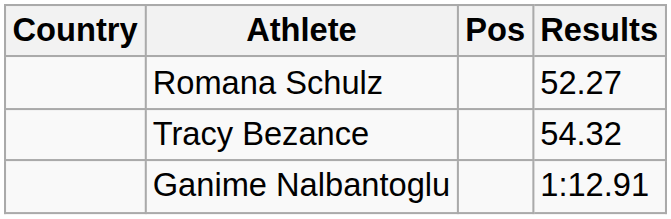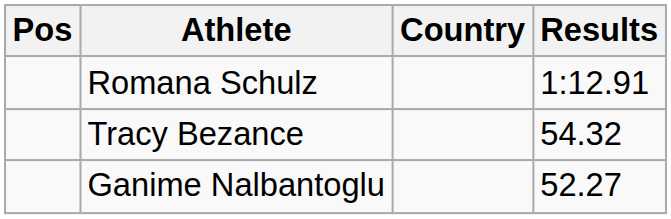columns swapped: (495, 30) <-> (75, 30)
(581, 82) 52.27 -> (595, 82) 1:12.91
(595, 185) 1:12.91 -> (581, 185) 52.27
